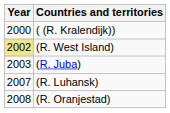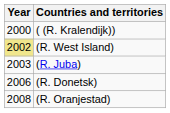+ row: (67, 82)
- row: (67, 82)
